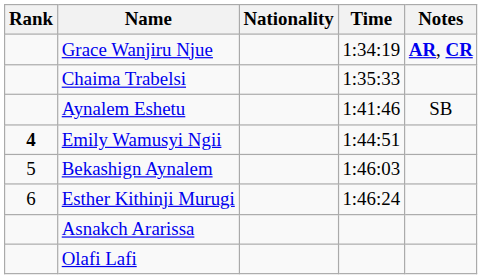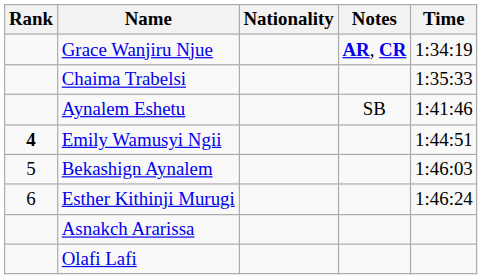columns swapped: (371, 19) <-> (441, 19)
